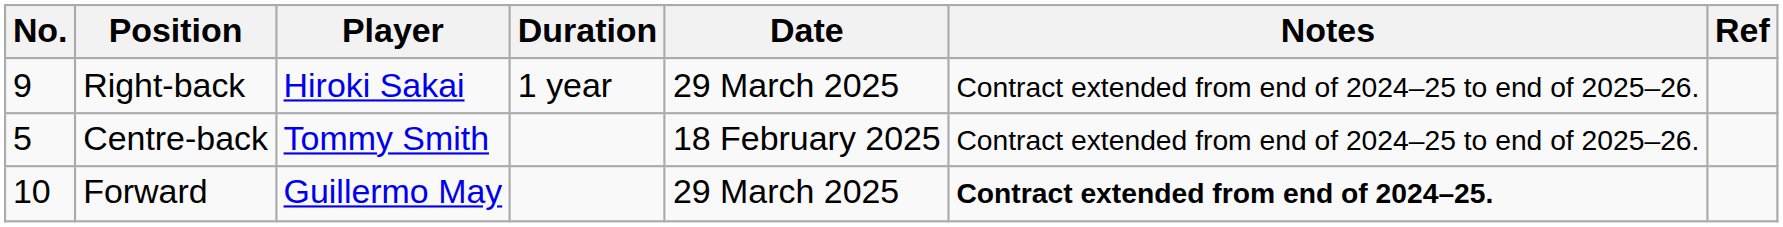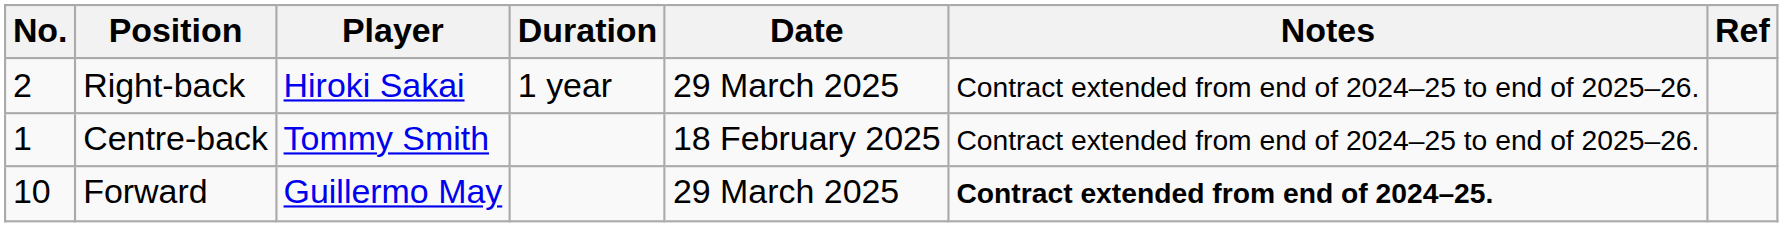(22, 85) 9 -> (22, 85) 2
(22, 138) 5 -> (22, 138) 1
